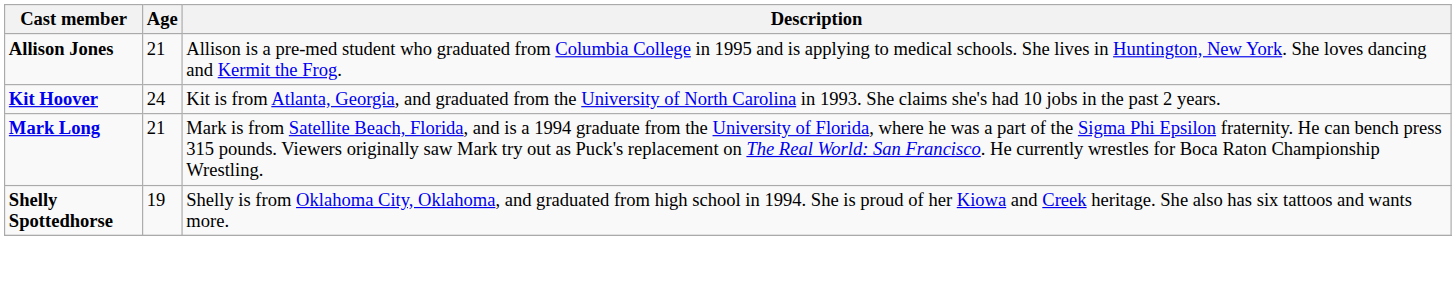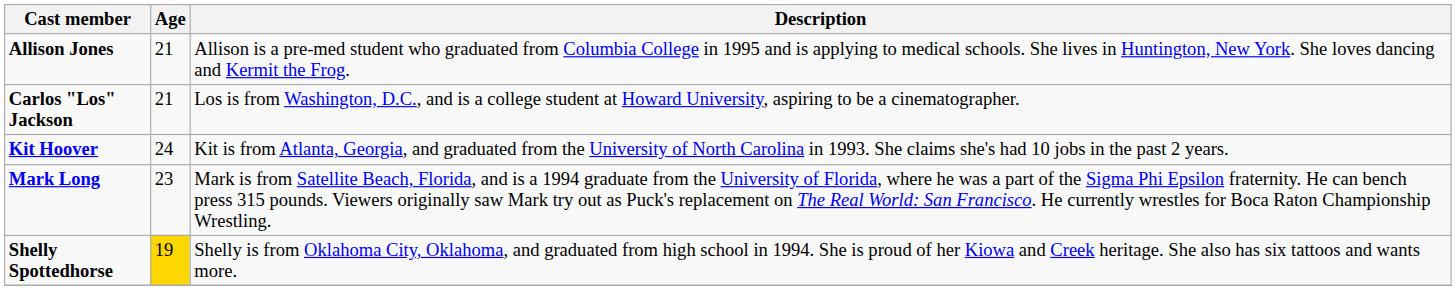+ row: (62, 109)
(156, 128) 21 -> (164, 178) 23
(156, 199) no background -> (164, 249) gold background
